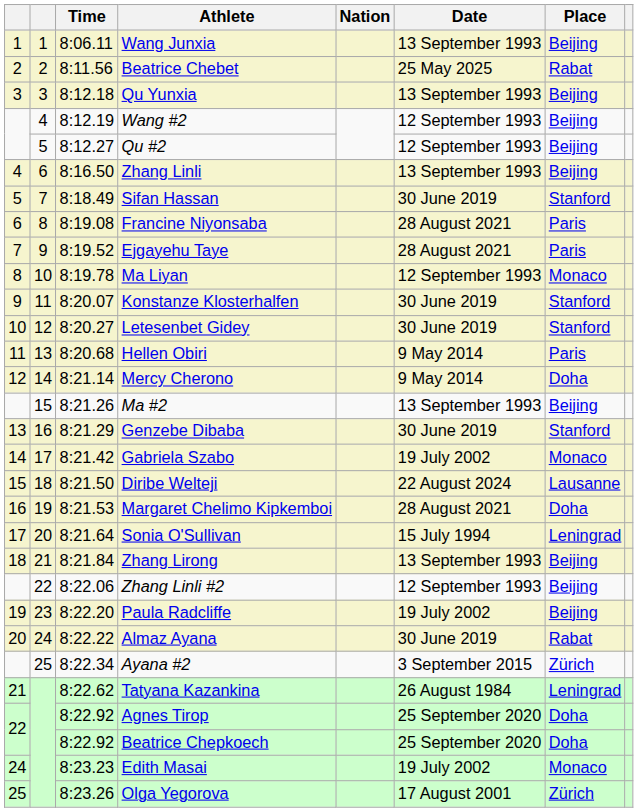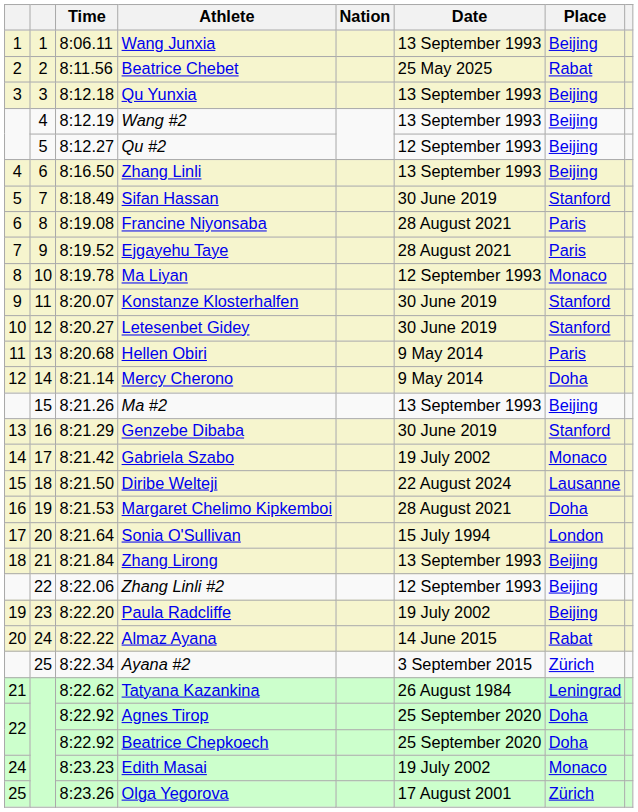(470, 120) 12 September 1993 -> (470, 120) 13 September 1993
(585, 535) Leningrad -> (576, 535) London
(447, 638) 30 June 2019 -> (447, 638) 14 June 2015
